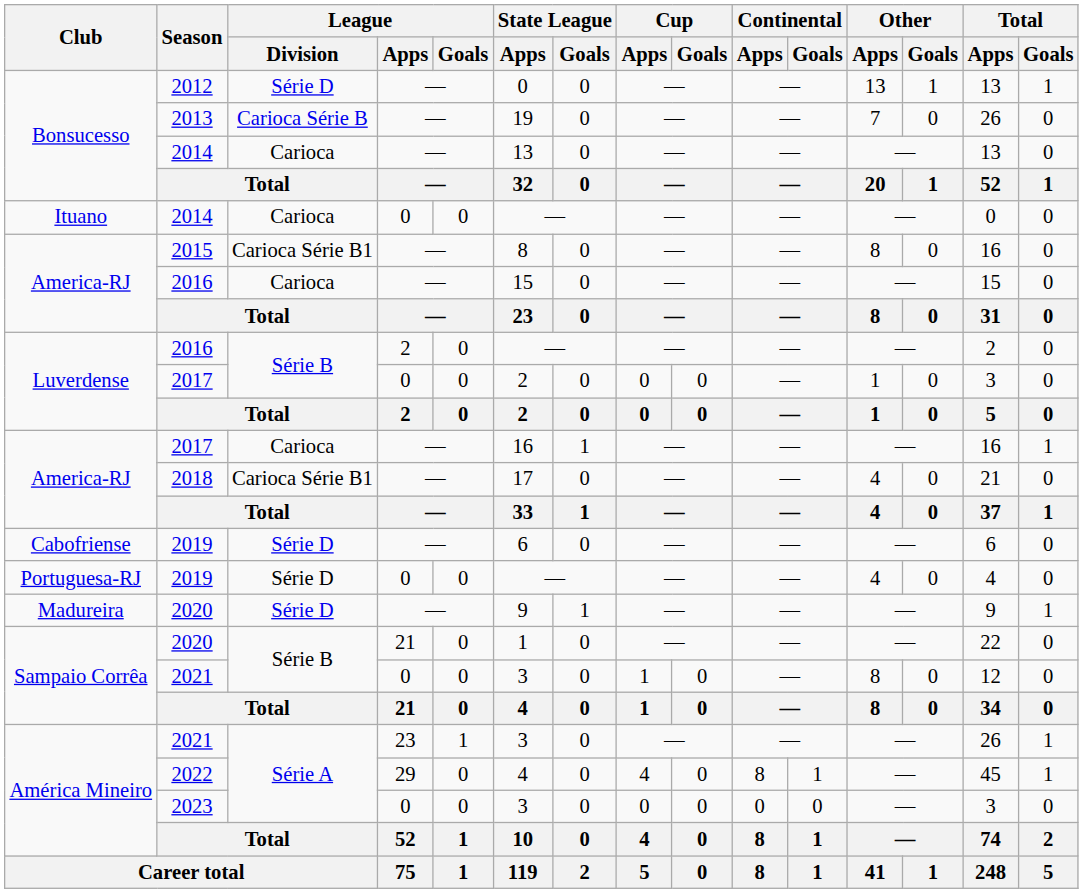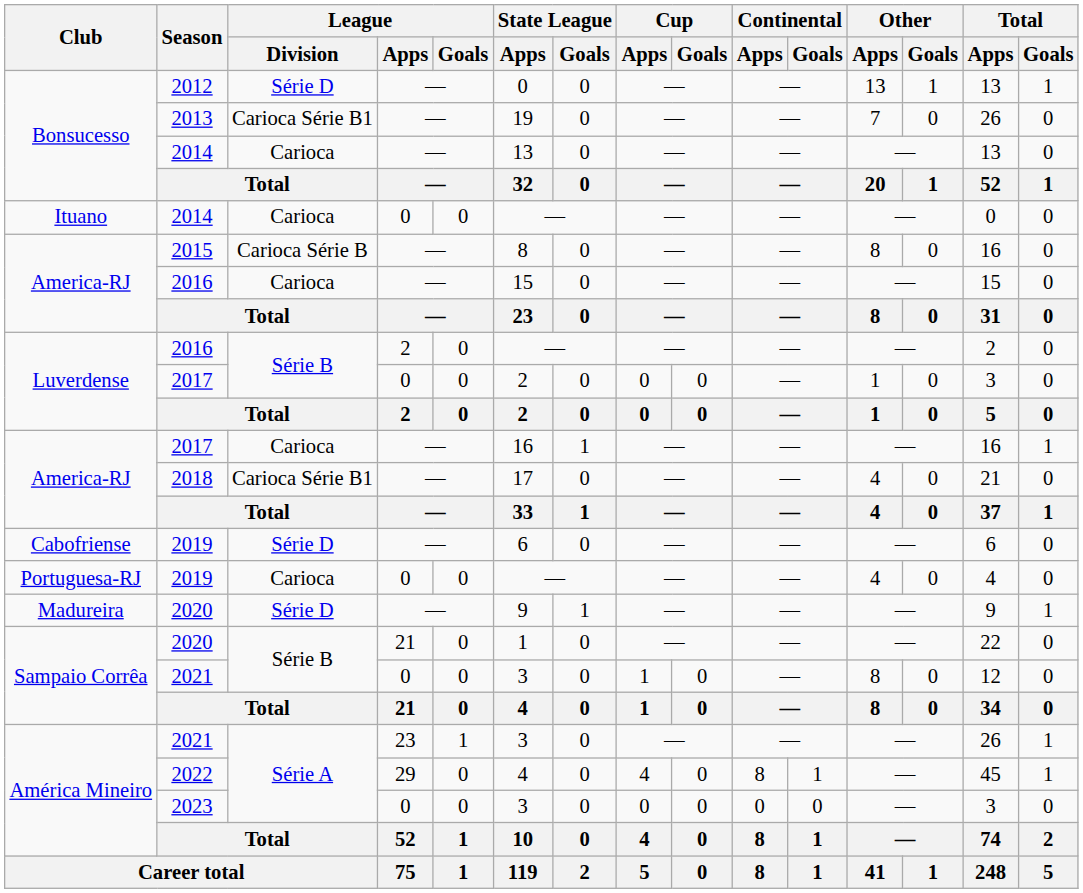(302, 119) Carioca Série B -> (302, 119) Carioca Série B1
(302, 250) Carioca Série B1 -> (302, 250) Carioca Série B
(302, 577) Série D -> (302, 577) Carioca
